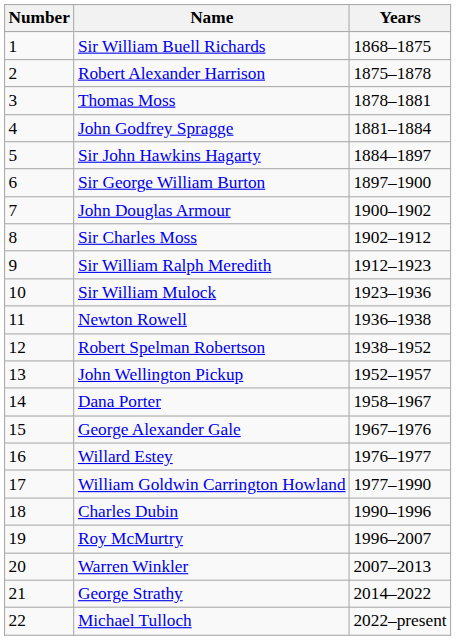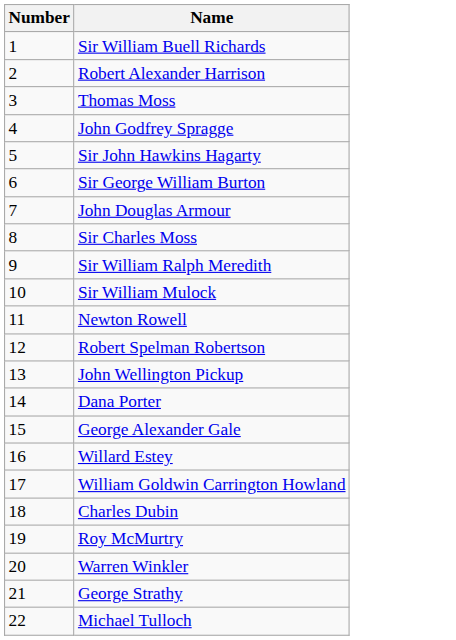- column: (400, 18)
